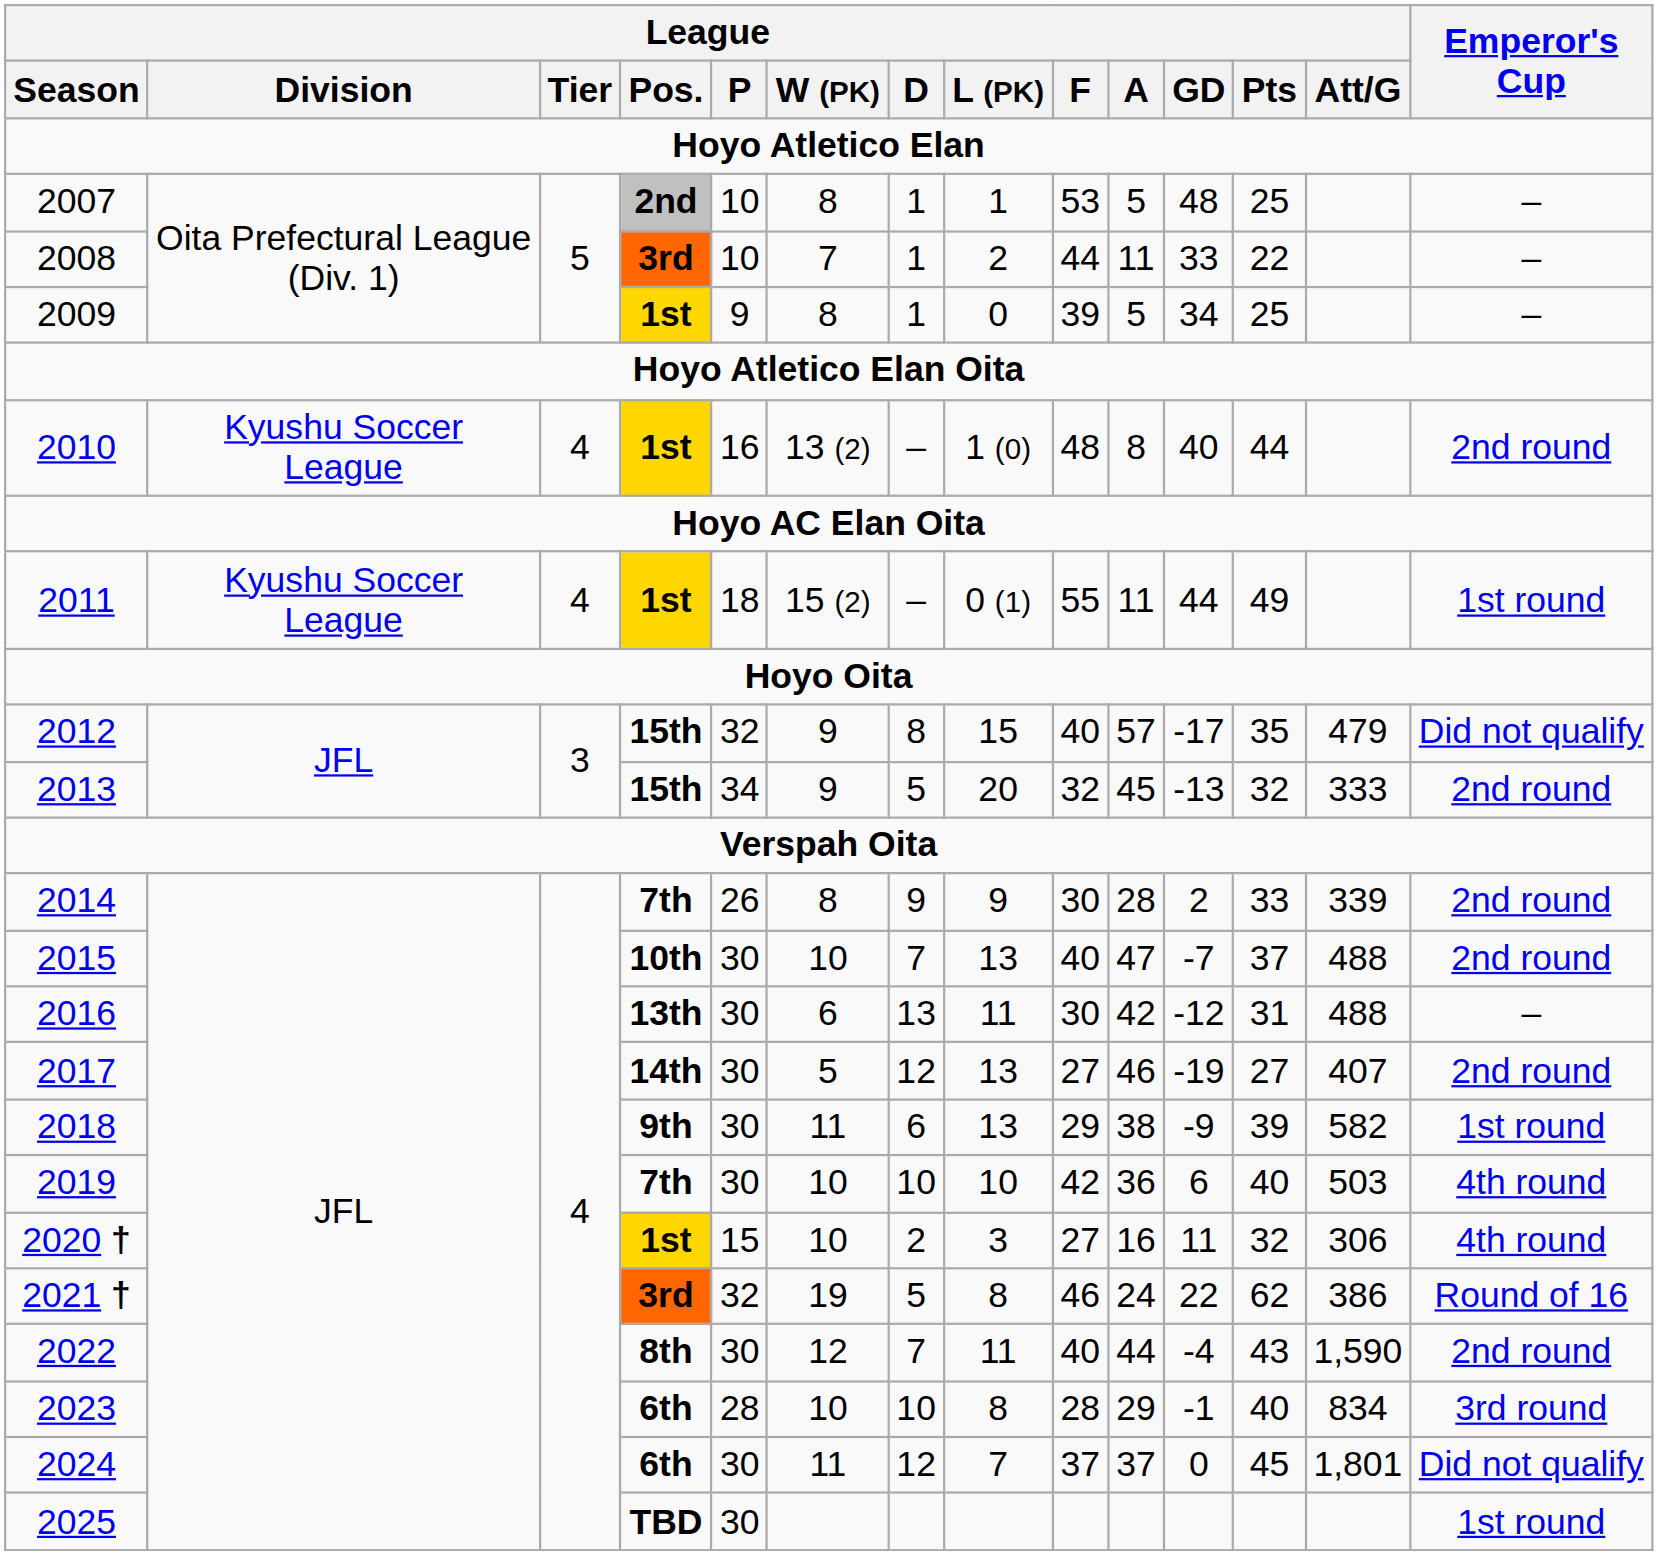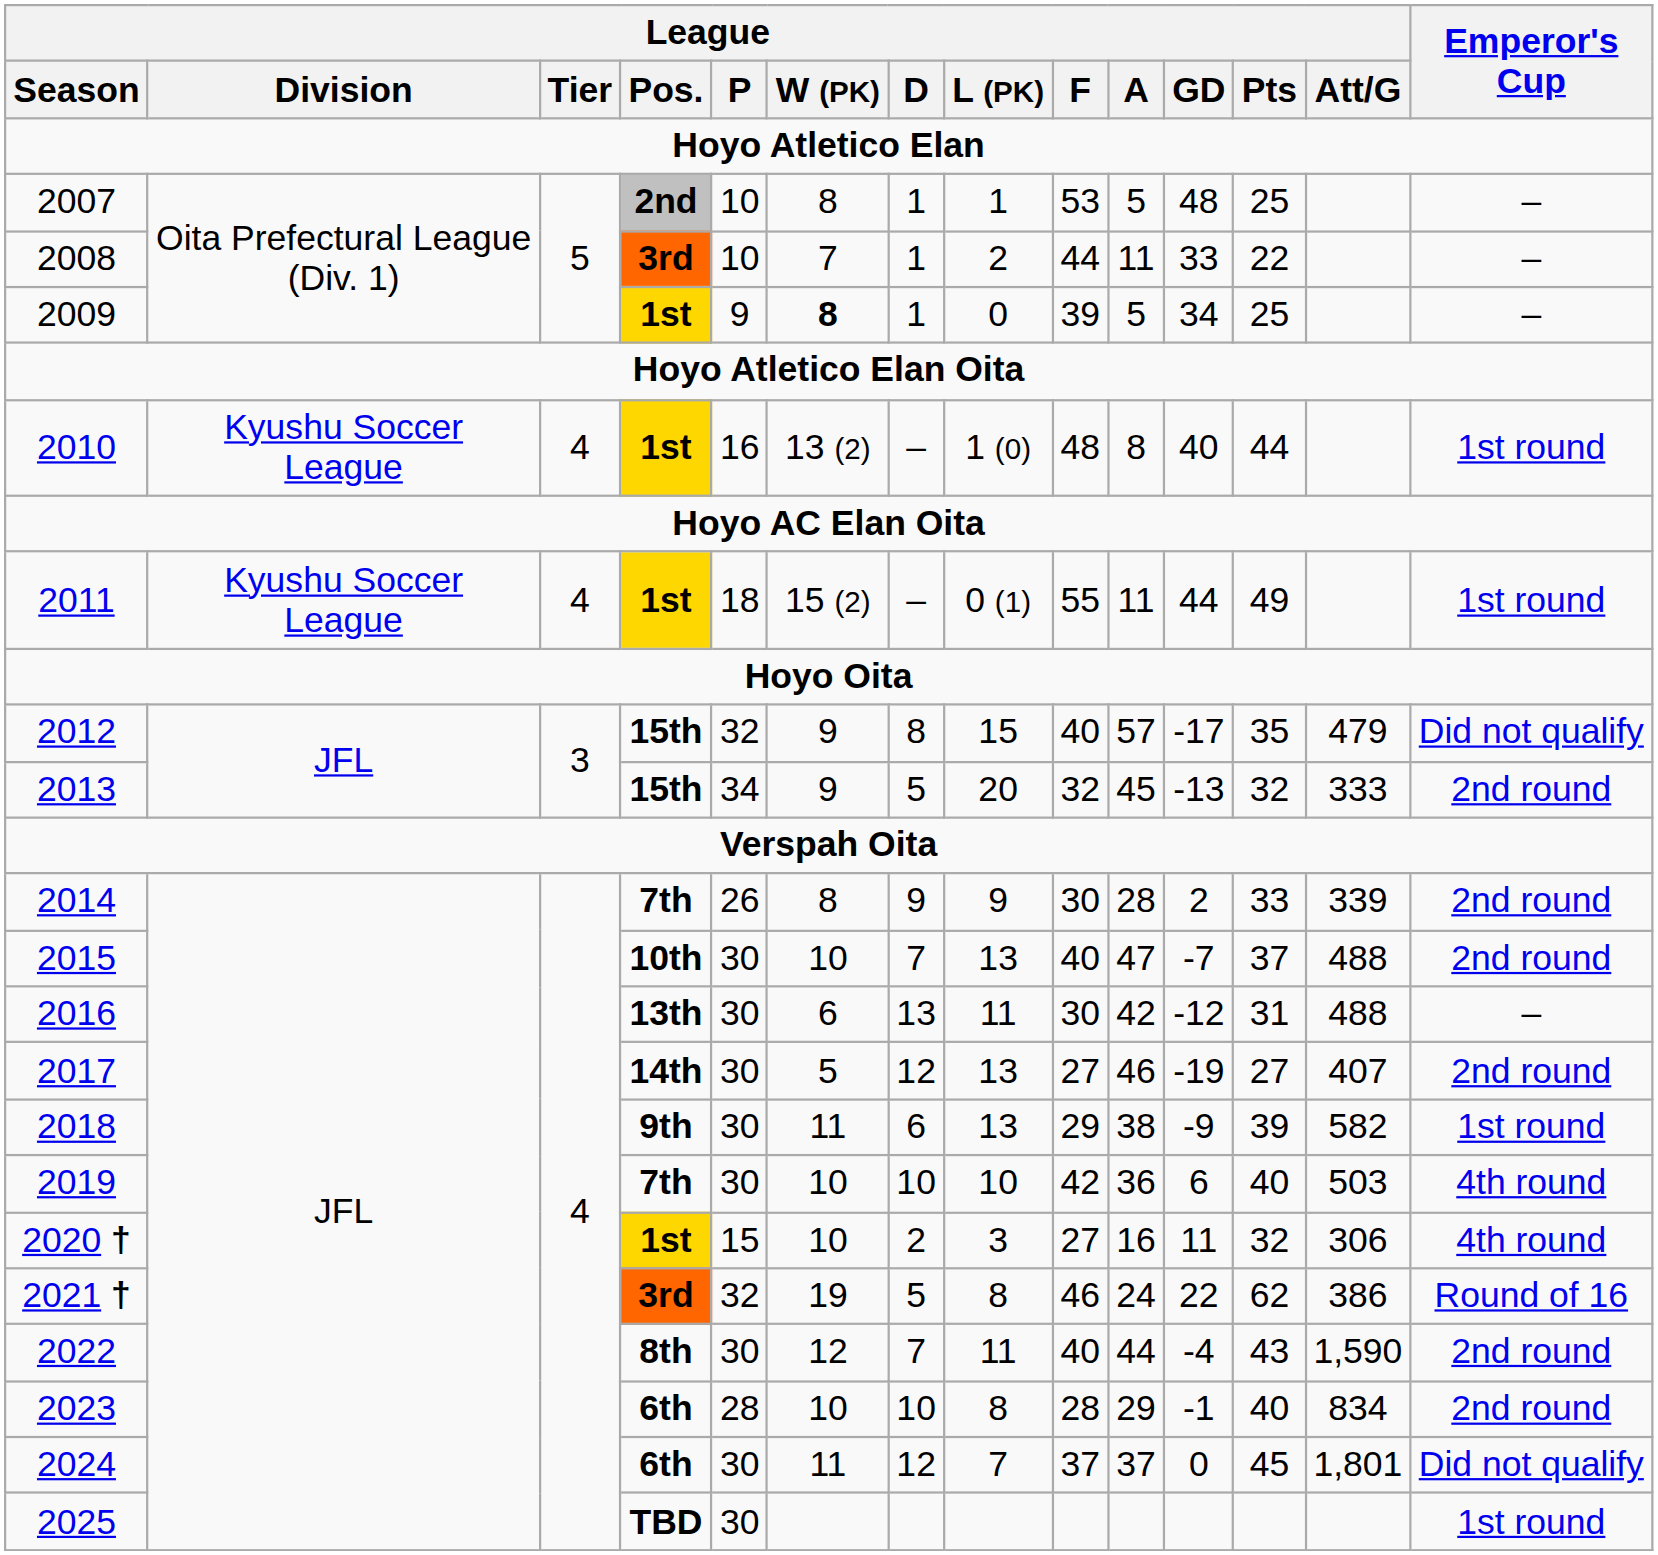(828, 314) normal -> (828, 314) bold
(1531, 446) 2nd round -> (1531, 446) 1st round
(1531, 1408) 3rd round -> (1531, 1408) 2nd round
